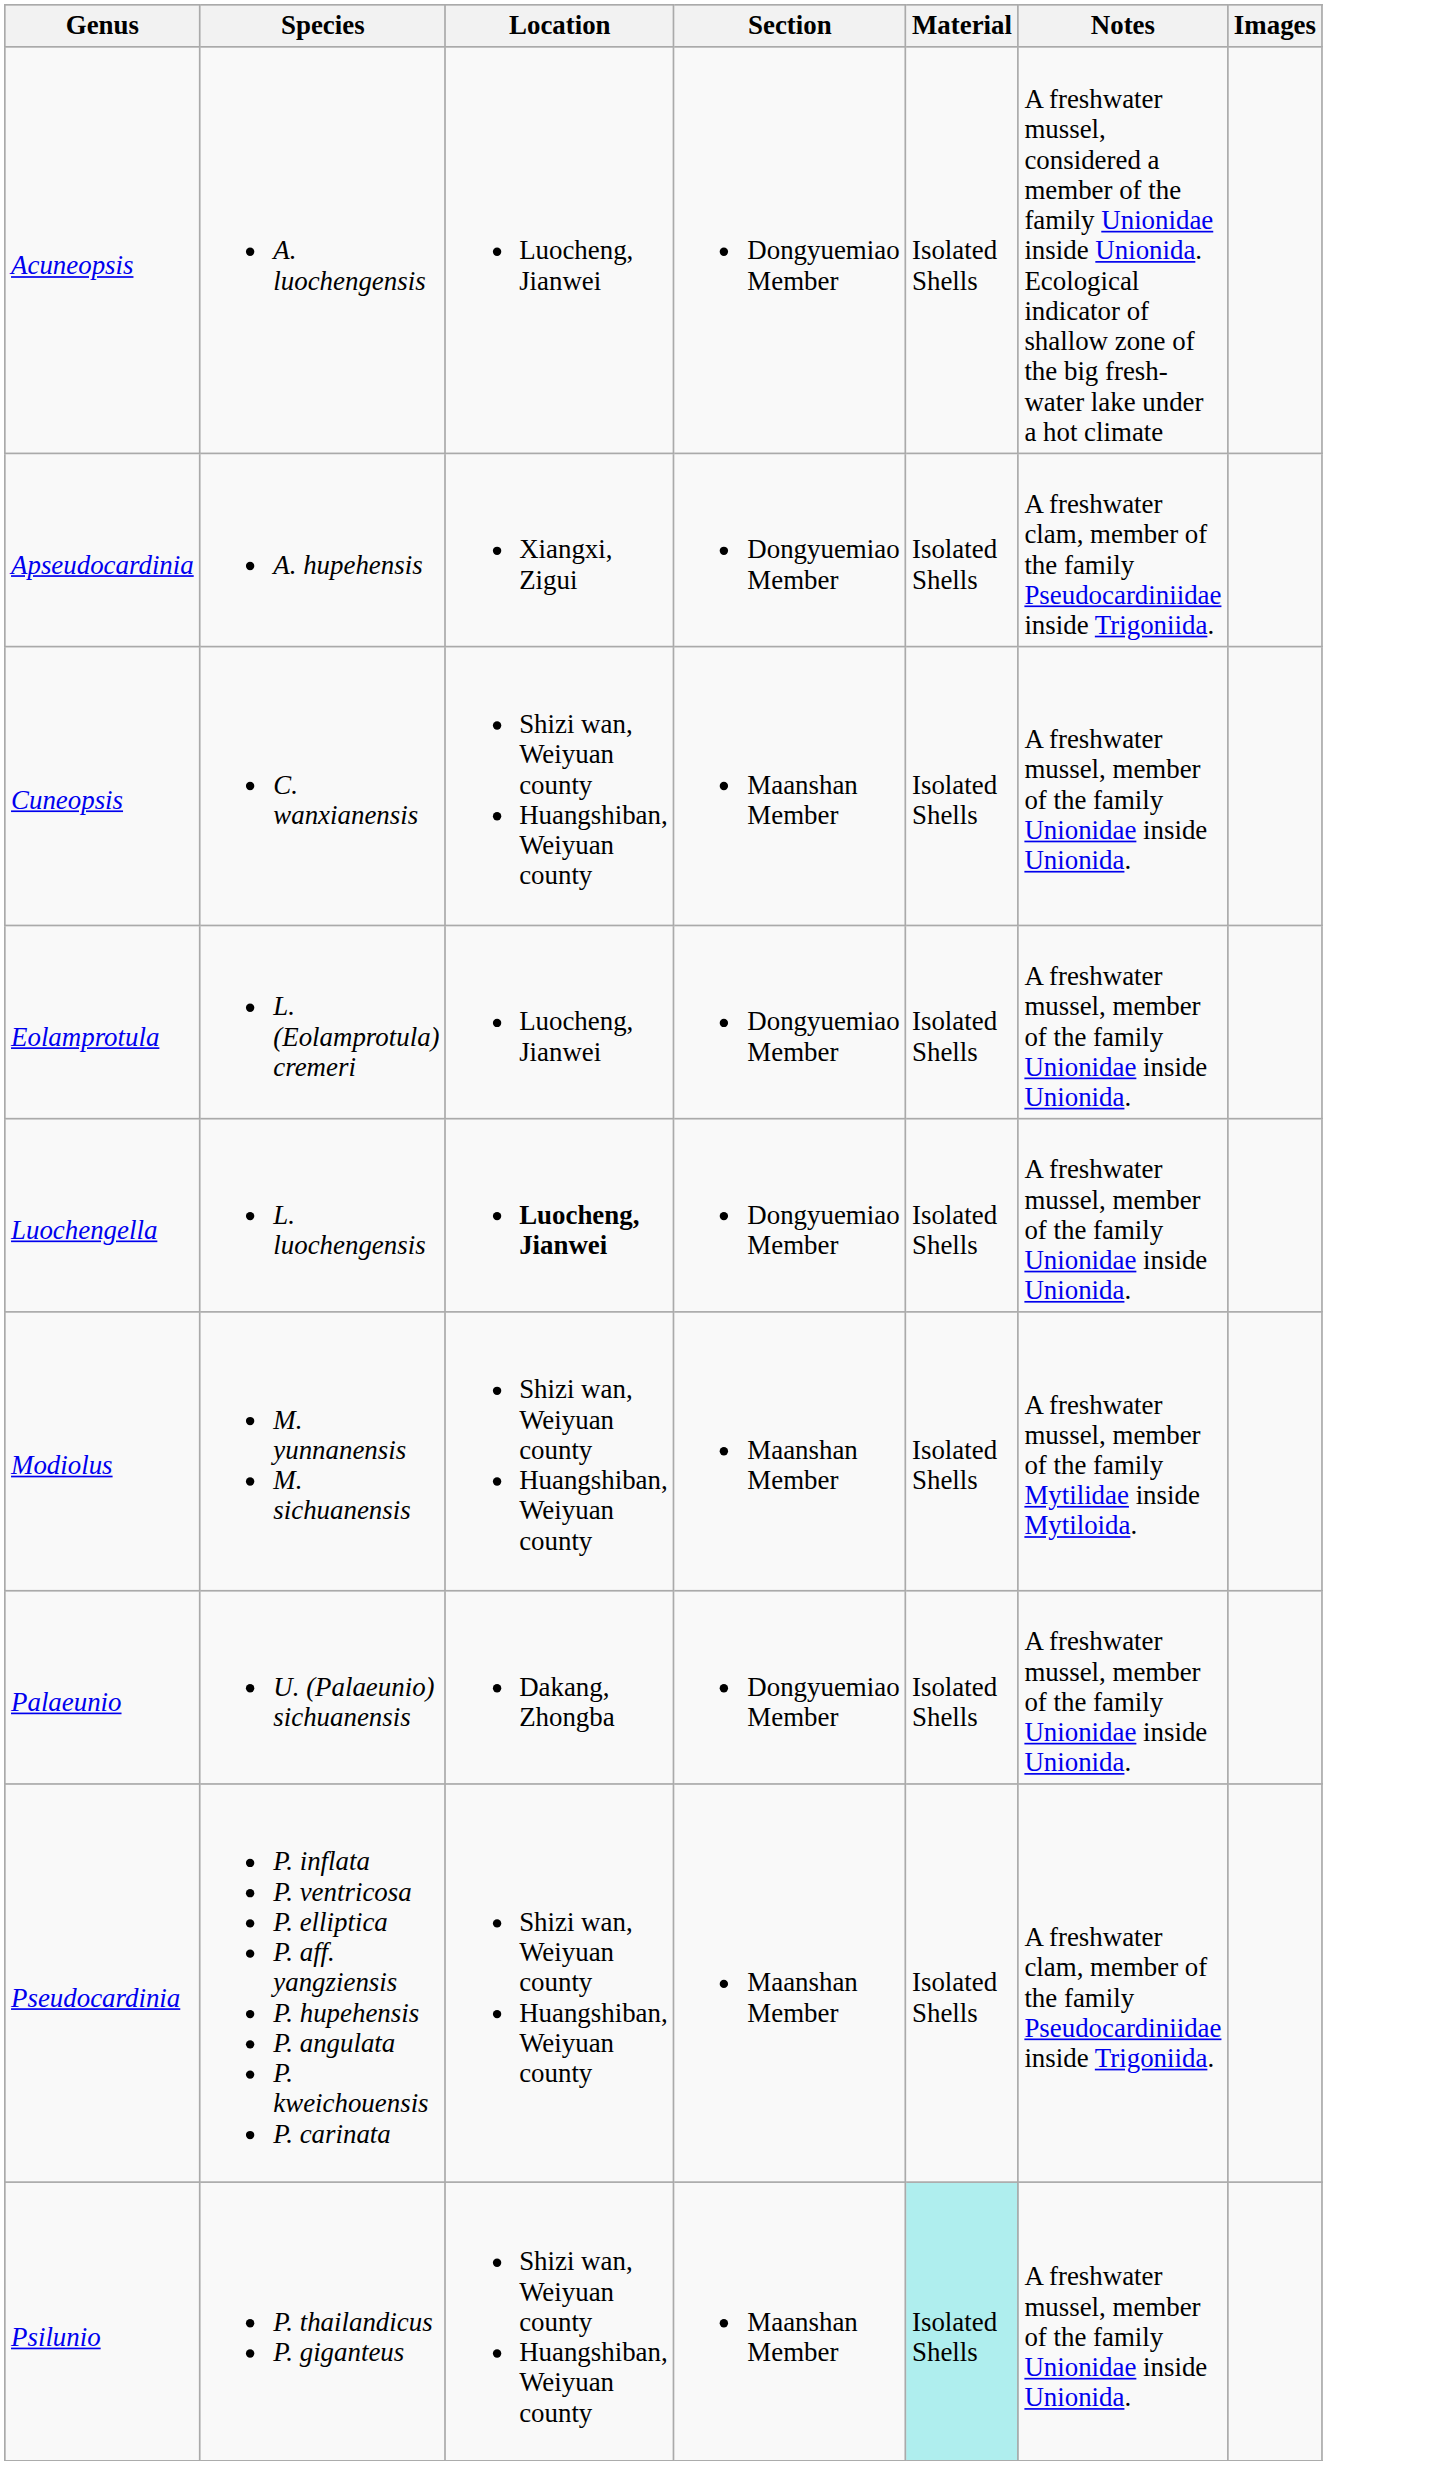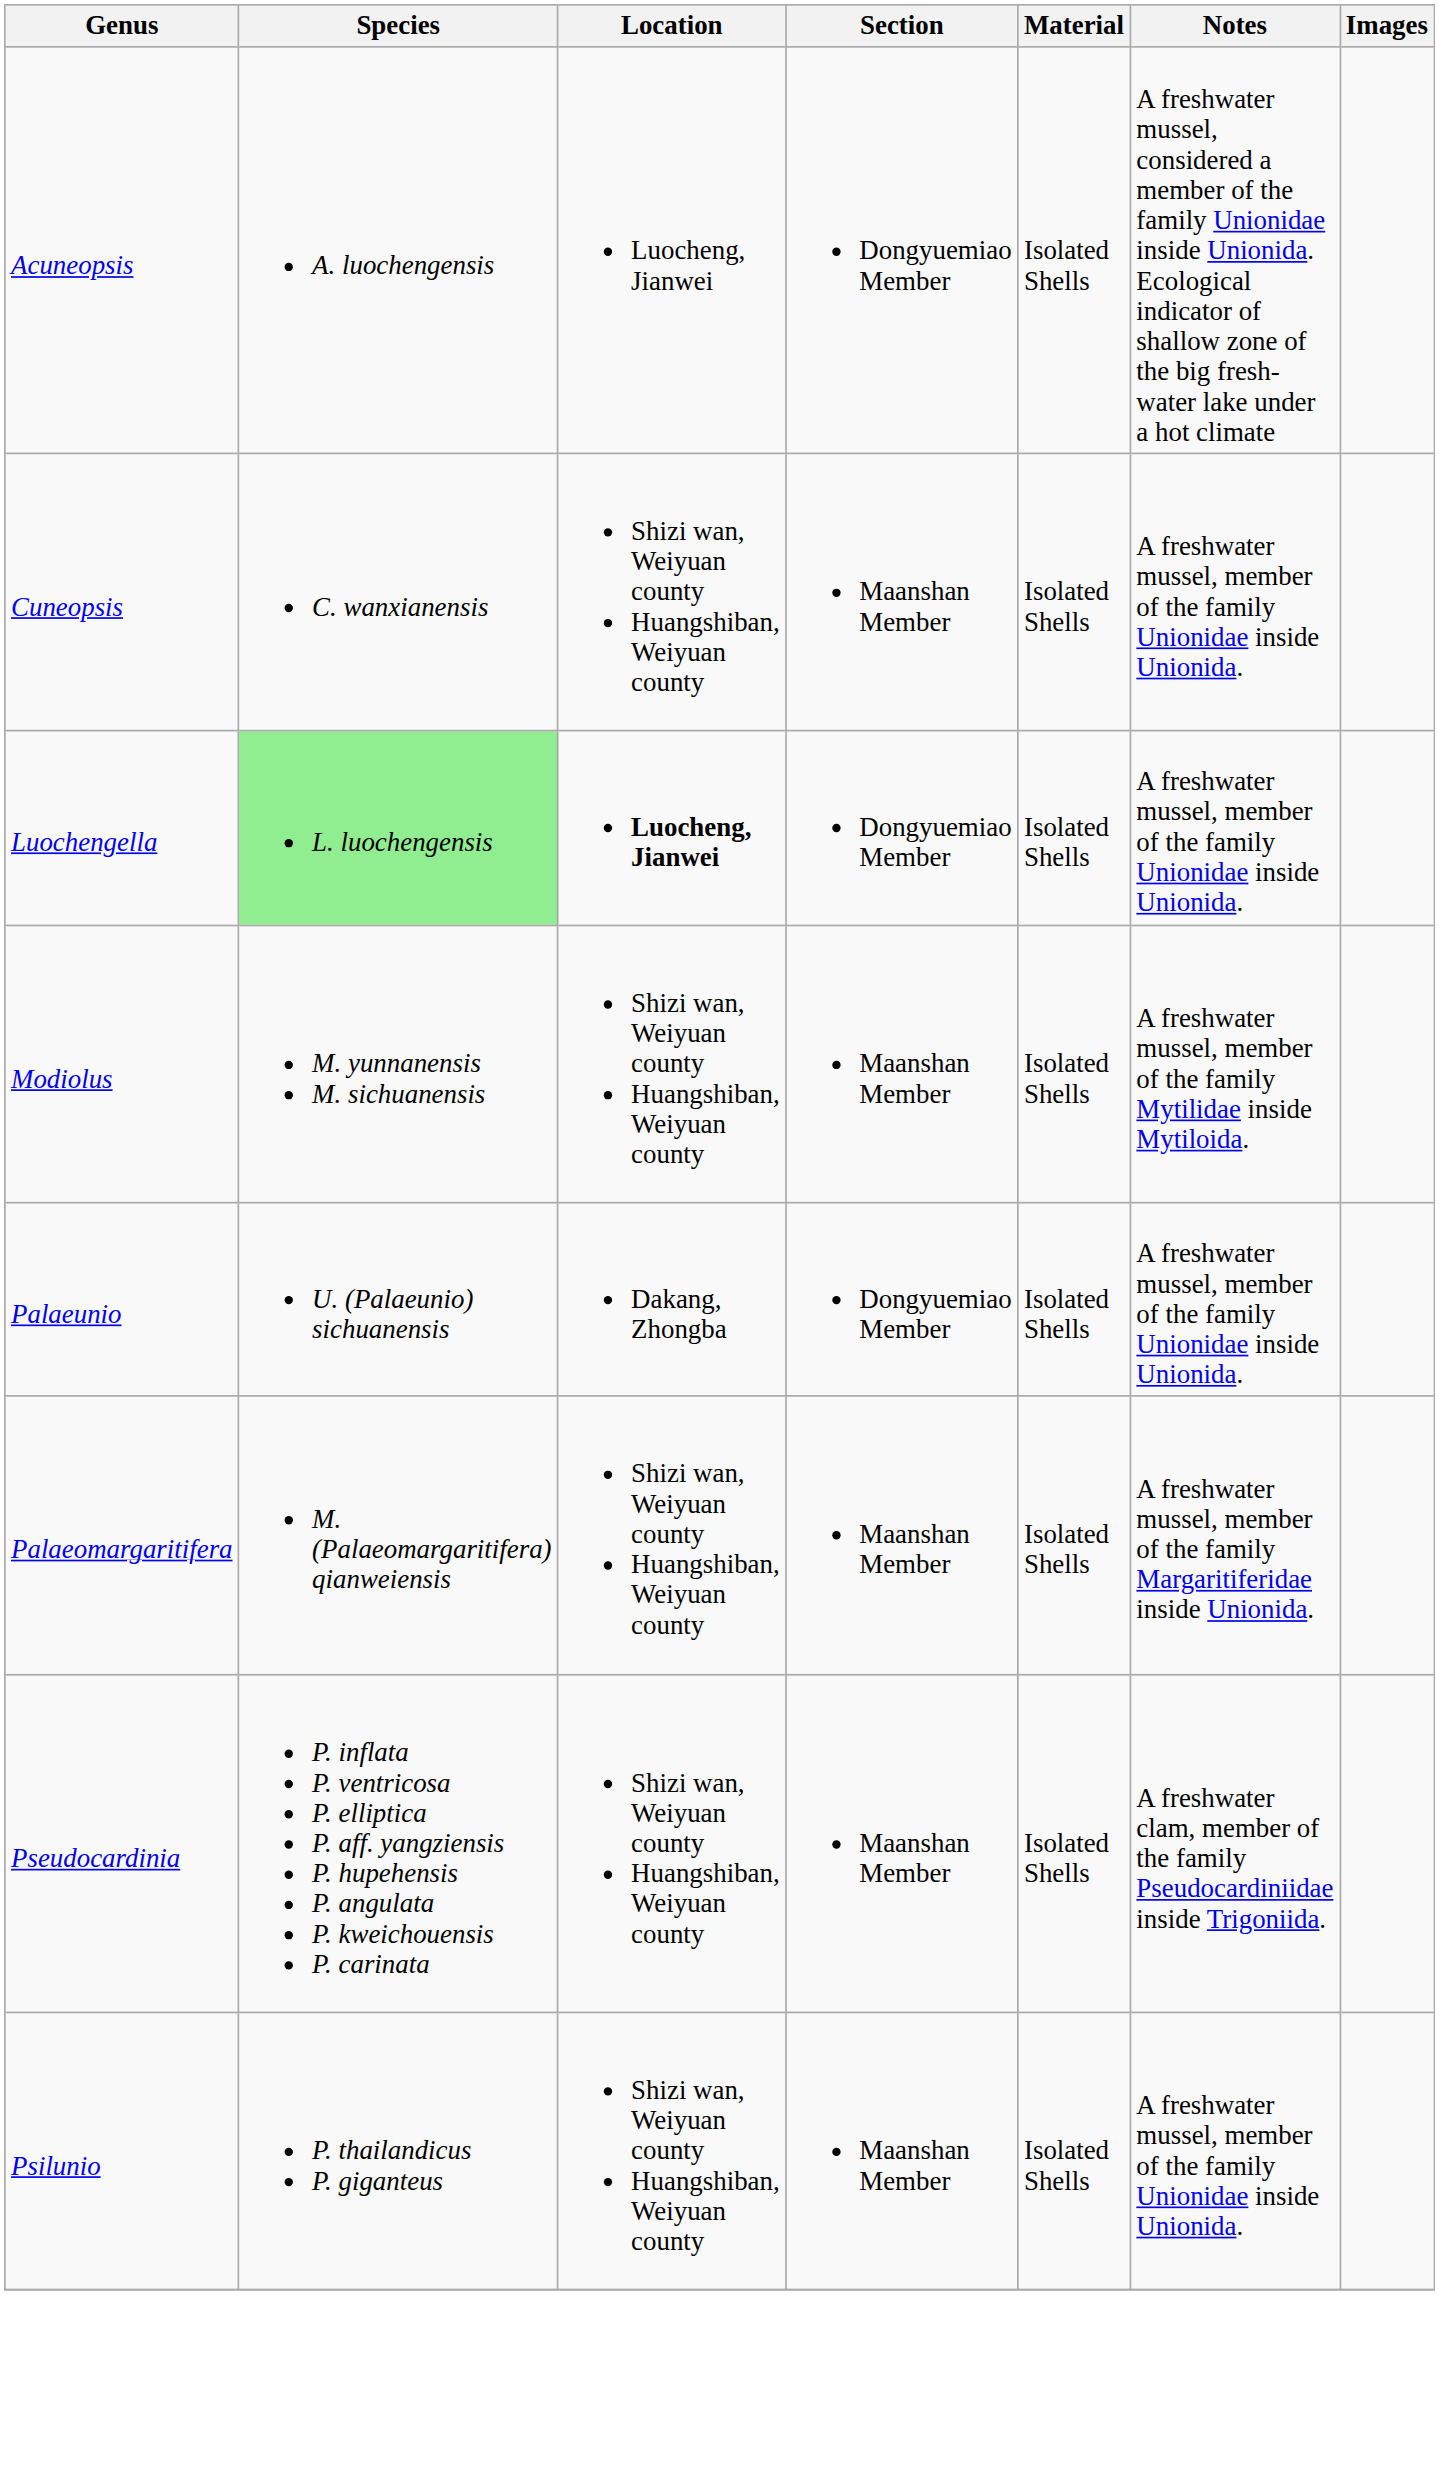- row: (102, 564)
- row: (85, 1036)
(323, 1231) no background -> (398, 843) lightgreen background
+ row: (122, 1549)
(955, 2336) paleturquoise background -> (1067, 2166) no background
